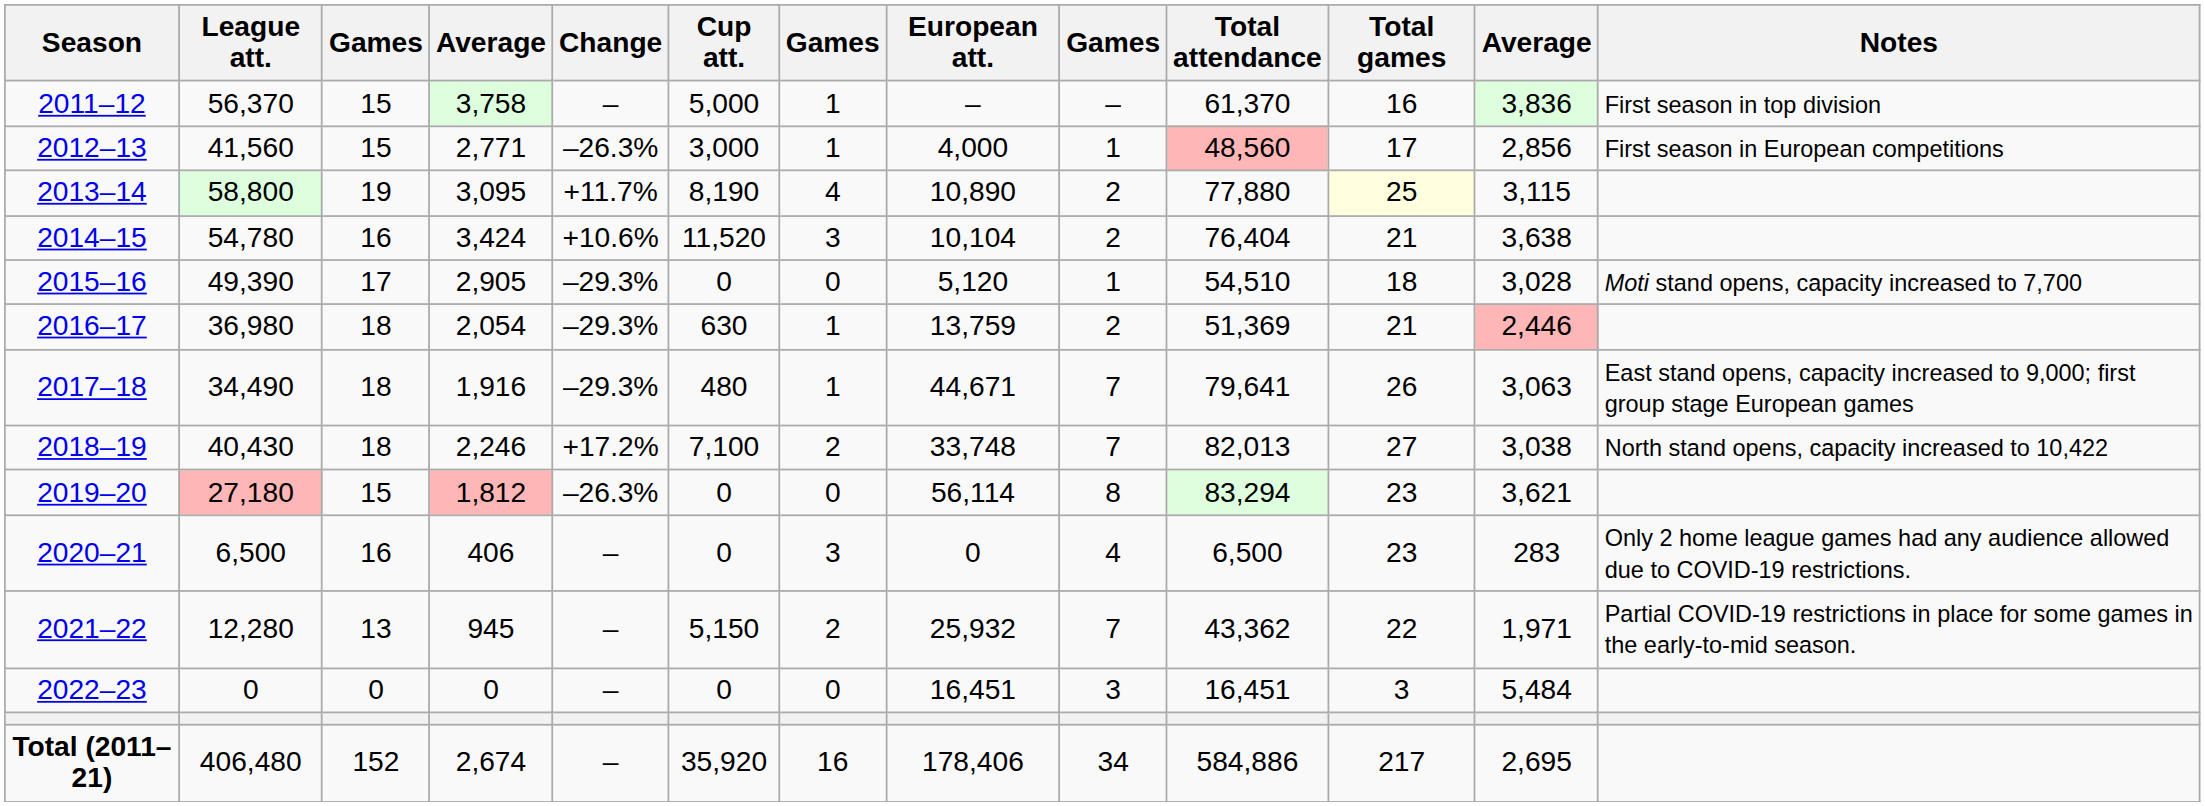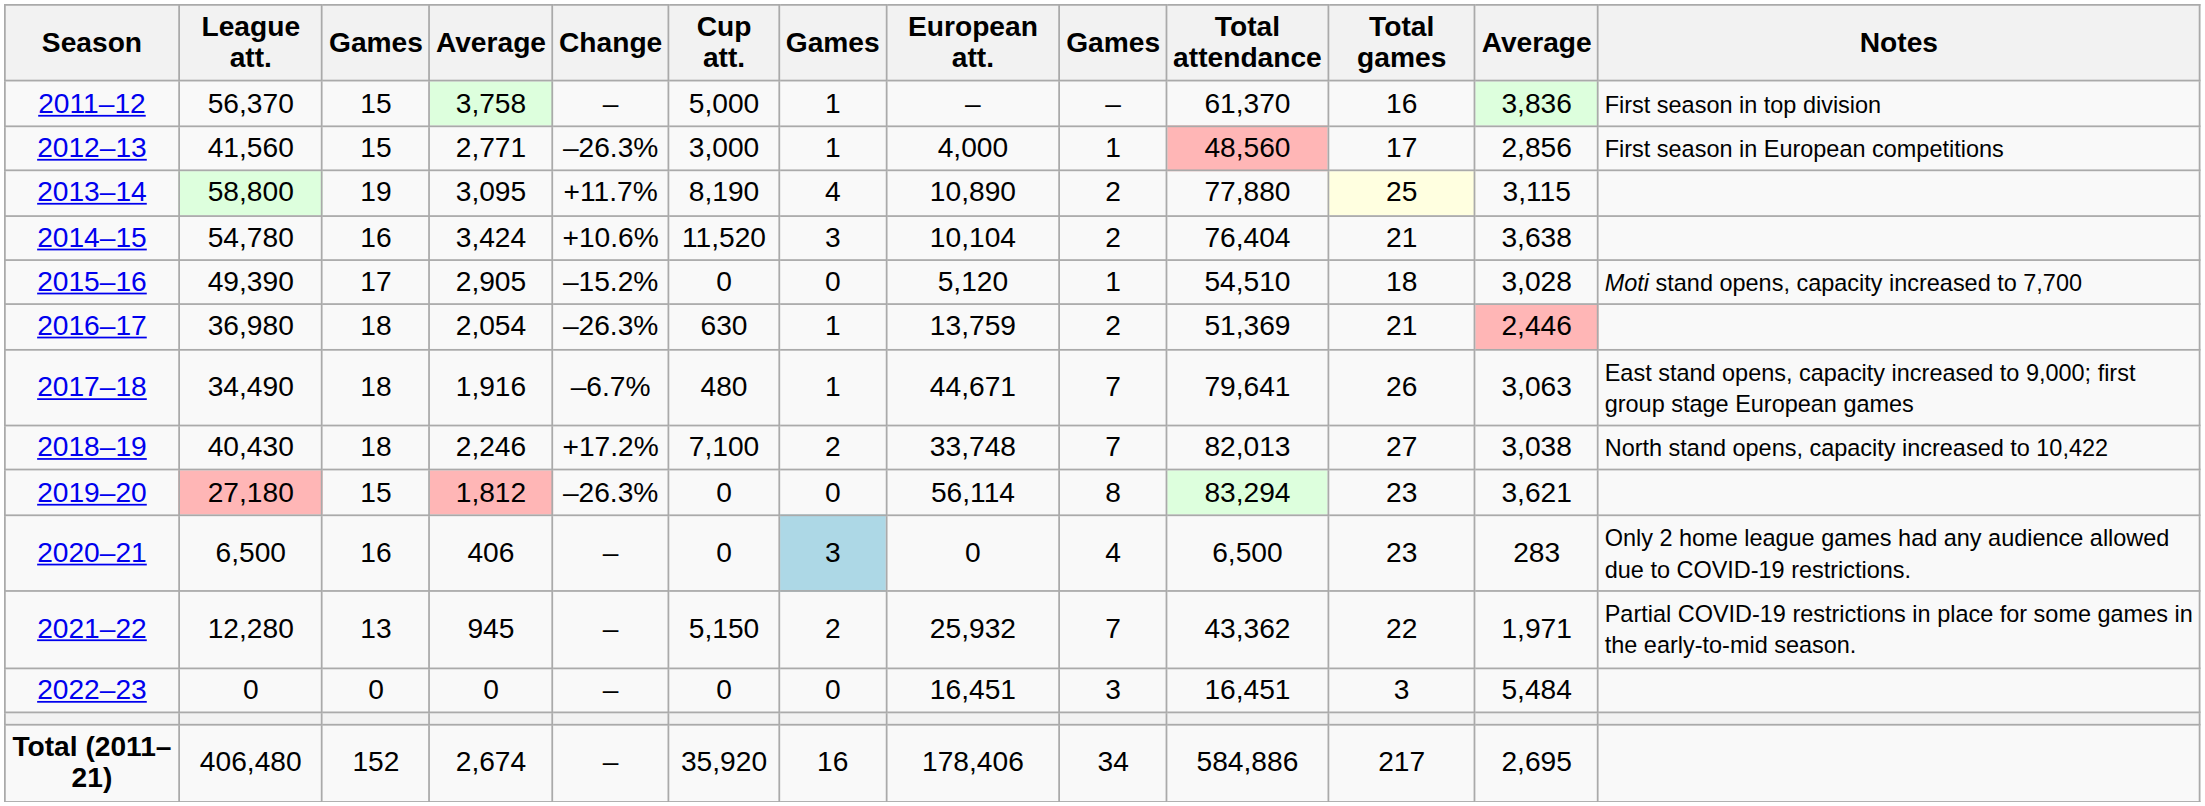(611, 281) –29.3% -> (611, 281) –15.2%
(611, 326) –29.3% -> (611, 326) –26.3%
(611, 386) –29.3% -> (611, 386) –6.7%
(833, 552) no background -> (833, 552) lightblue background
